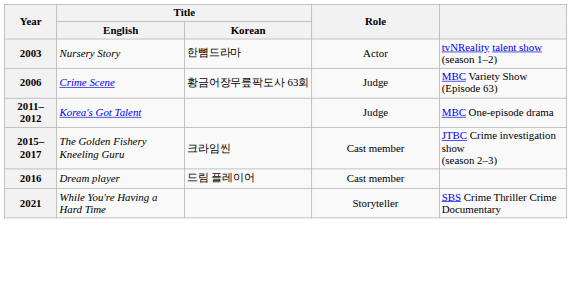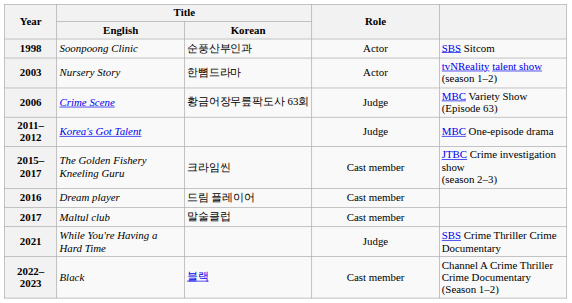+ row: (31, 48)
+ row: (31, 217)
(375, 203) Storyteller -> (375, 241) Judge
+ row: (31, 277)
